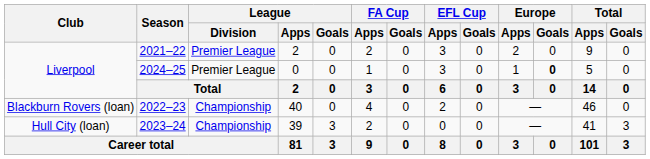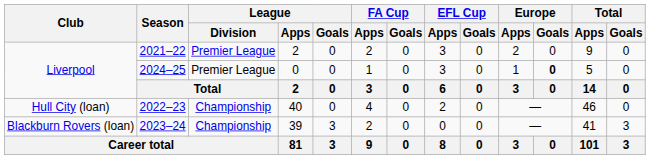(71, 107) Blackburn Rovers (loan) -> (71, 107) Hull City (loan)
(71, 126) Hull City (loan) -> (71, 126) Blackburn Rovers (loan)
